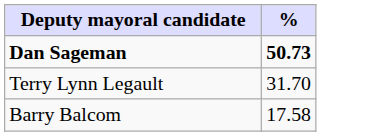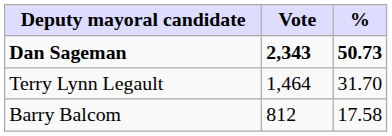+ column: (297, 20)
